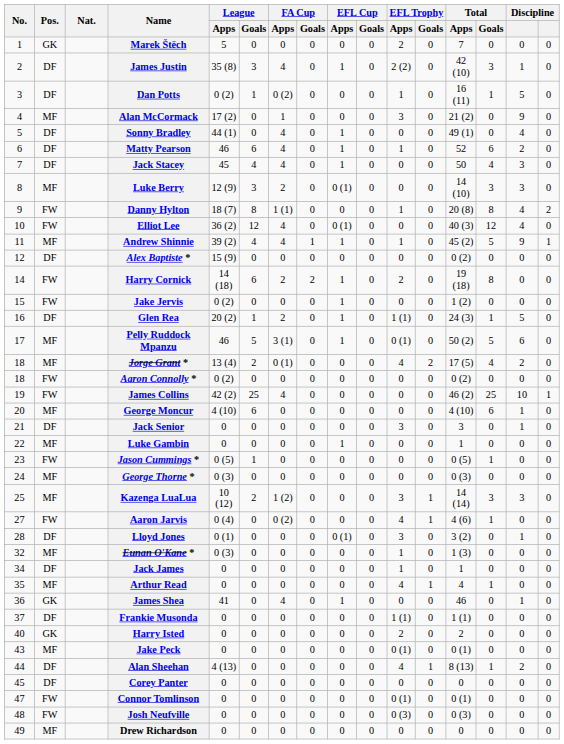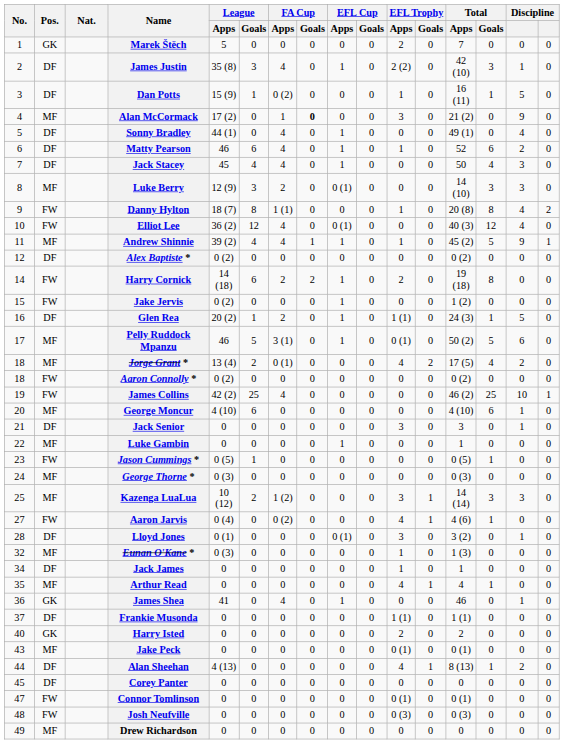(224, 94) 0 (2) -> (224, 94) 15 (9)
(312, 116) normal -> (312, 116) bold
(224, 258) 15 (9) -> (224, 258) 0 (2)
